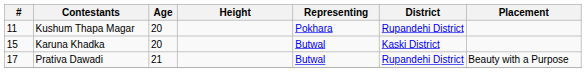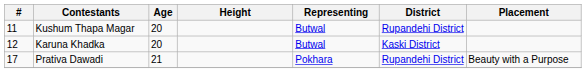(314, 28) Pokhara -> (310, 28) Butwal
(12, 44) 15 -> (12, 44) 12
(310, 60) Butwal -> (314, 60) Pokhara
